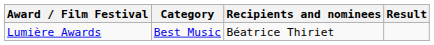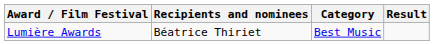columns swapped: (187, 14) <-> (304, 14)
